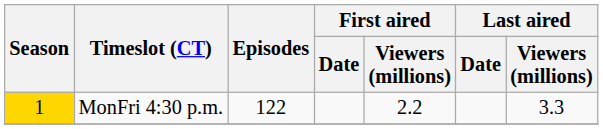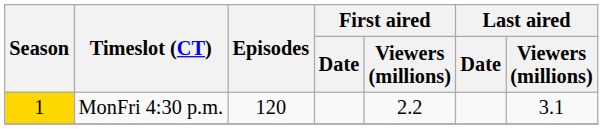(271, 107) 122 -> (271, 107) 120
(552, 107) 3.3 -> (552, 107) 3.1
